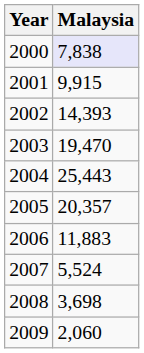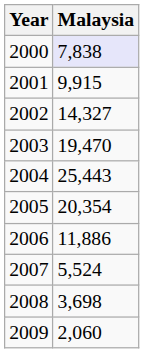(85, 113) 14,393 -> (85, 113) 14,327
(85, 207) 20,357 -> (85, 207) 20,354
(84, 238) 11,883 -> (84, 238) 11,886
